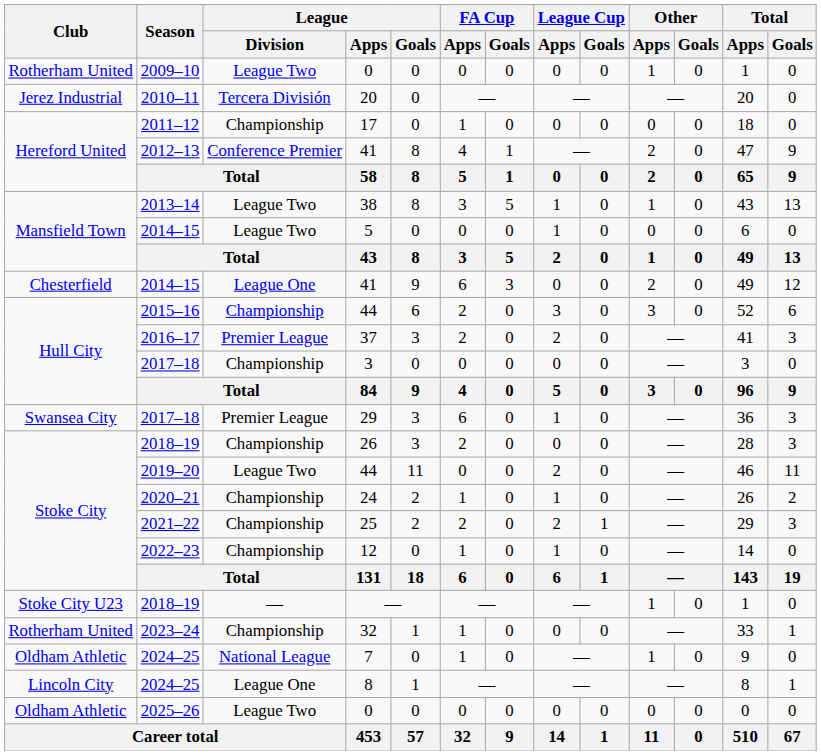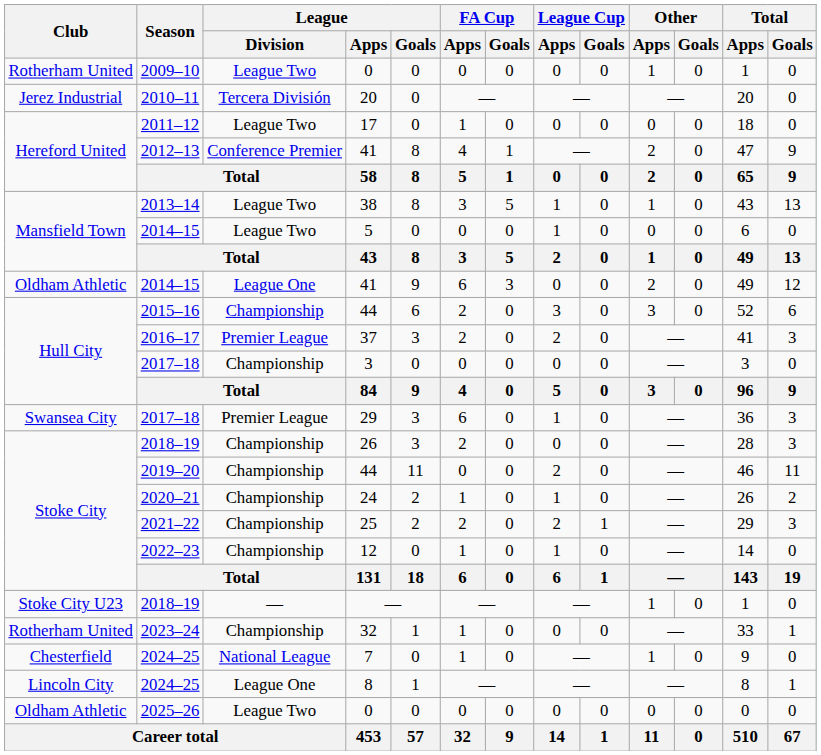(275, 124) Championship -> (275, 124) League Two
(71, 284) Chesterfield -> (71, 284) Oldham Athletic
(275, 470) League Two -> (275, 470) Championship
(71, 657) Oldham Athletic -> (71, 657) Chesterfield
